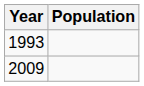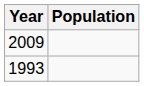rows swapped: (26, 42) <-> (26, 68)
